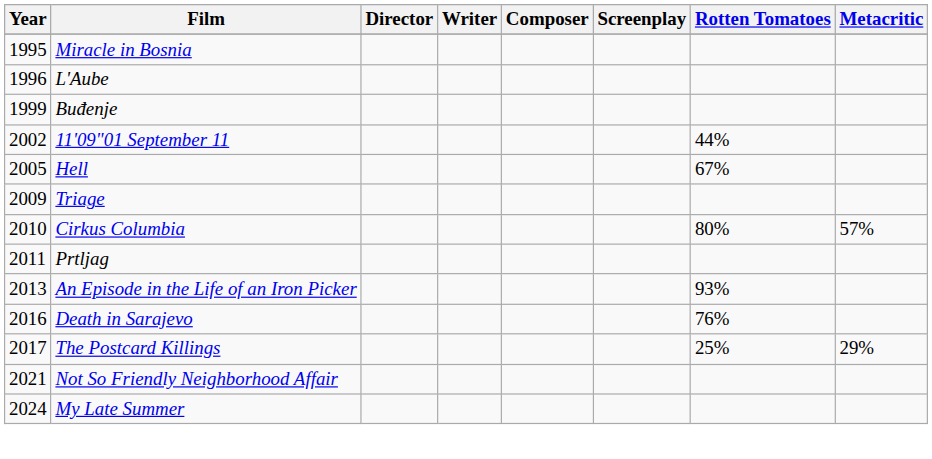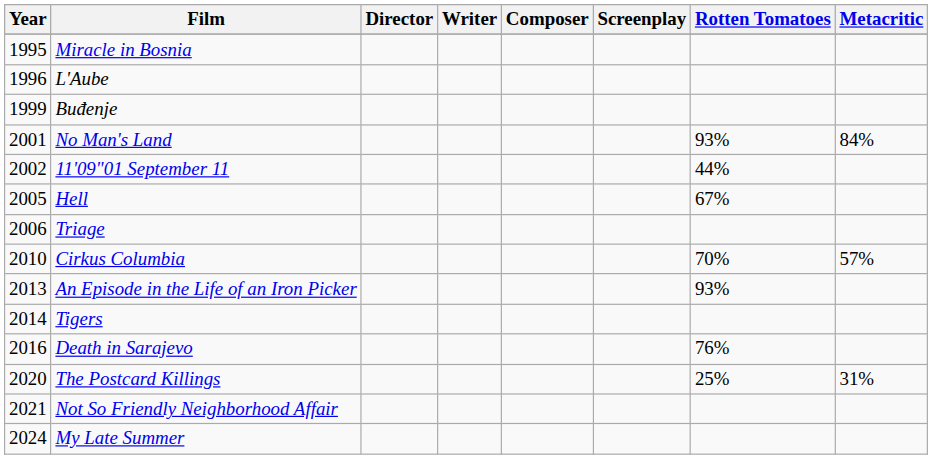+ row: (114, 139)
(28, 199) 2009 -> (28, 229) 2006
(712, 229) 80% -> (712, 259) 70%
- row: (82, 259)
+ row: (79, 318)
(28, 348) 2017 -> (28, 378) 2020
(857, 348) 29% -> (857, 378) 31%
